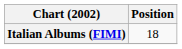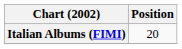(153, 33) 18 -> (153, 33) 20
